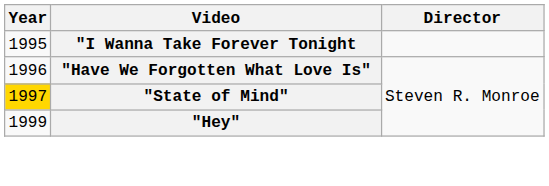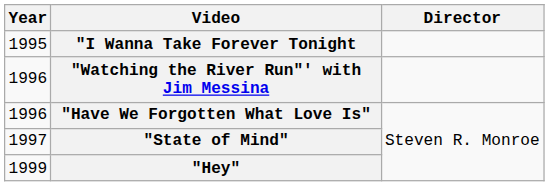+ row: (216, 80)
(28, 97) gold background -> (28, 141) no background
